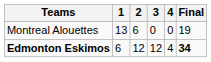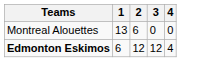- column: (191, 13)
